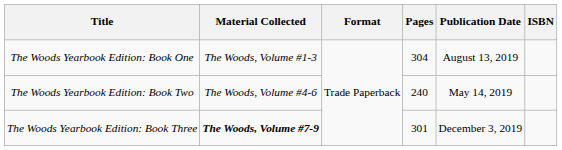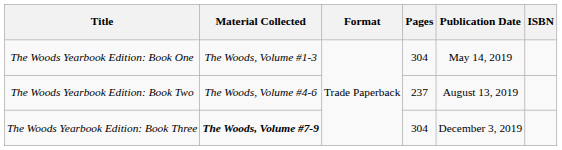(480, 57) August 13, 2019 -> (480, 57) May 14, 2019
(419, 92) 240 -> (419, 92) 237
(480, 92) May 14, 2019 -> (480, 92) August 13, 2019
(419, 128) 301 -> (419, 128) 304
